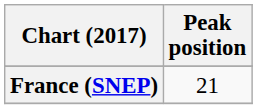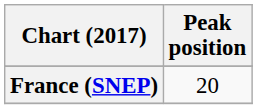(207, 84) 21 -> (207, 84) 20
